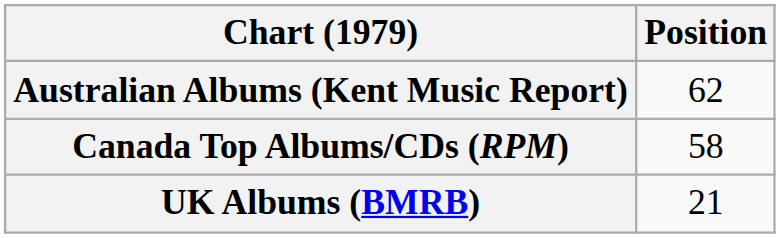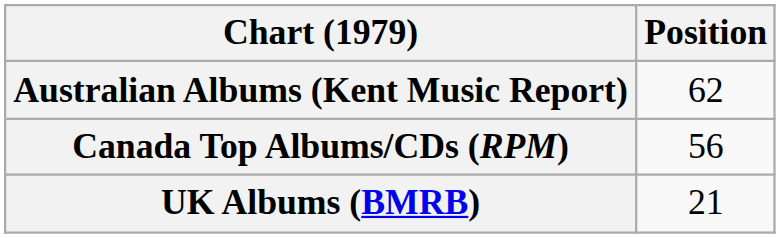(706, 145) 58 -> (706, 145) 56
